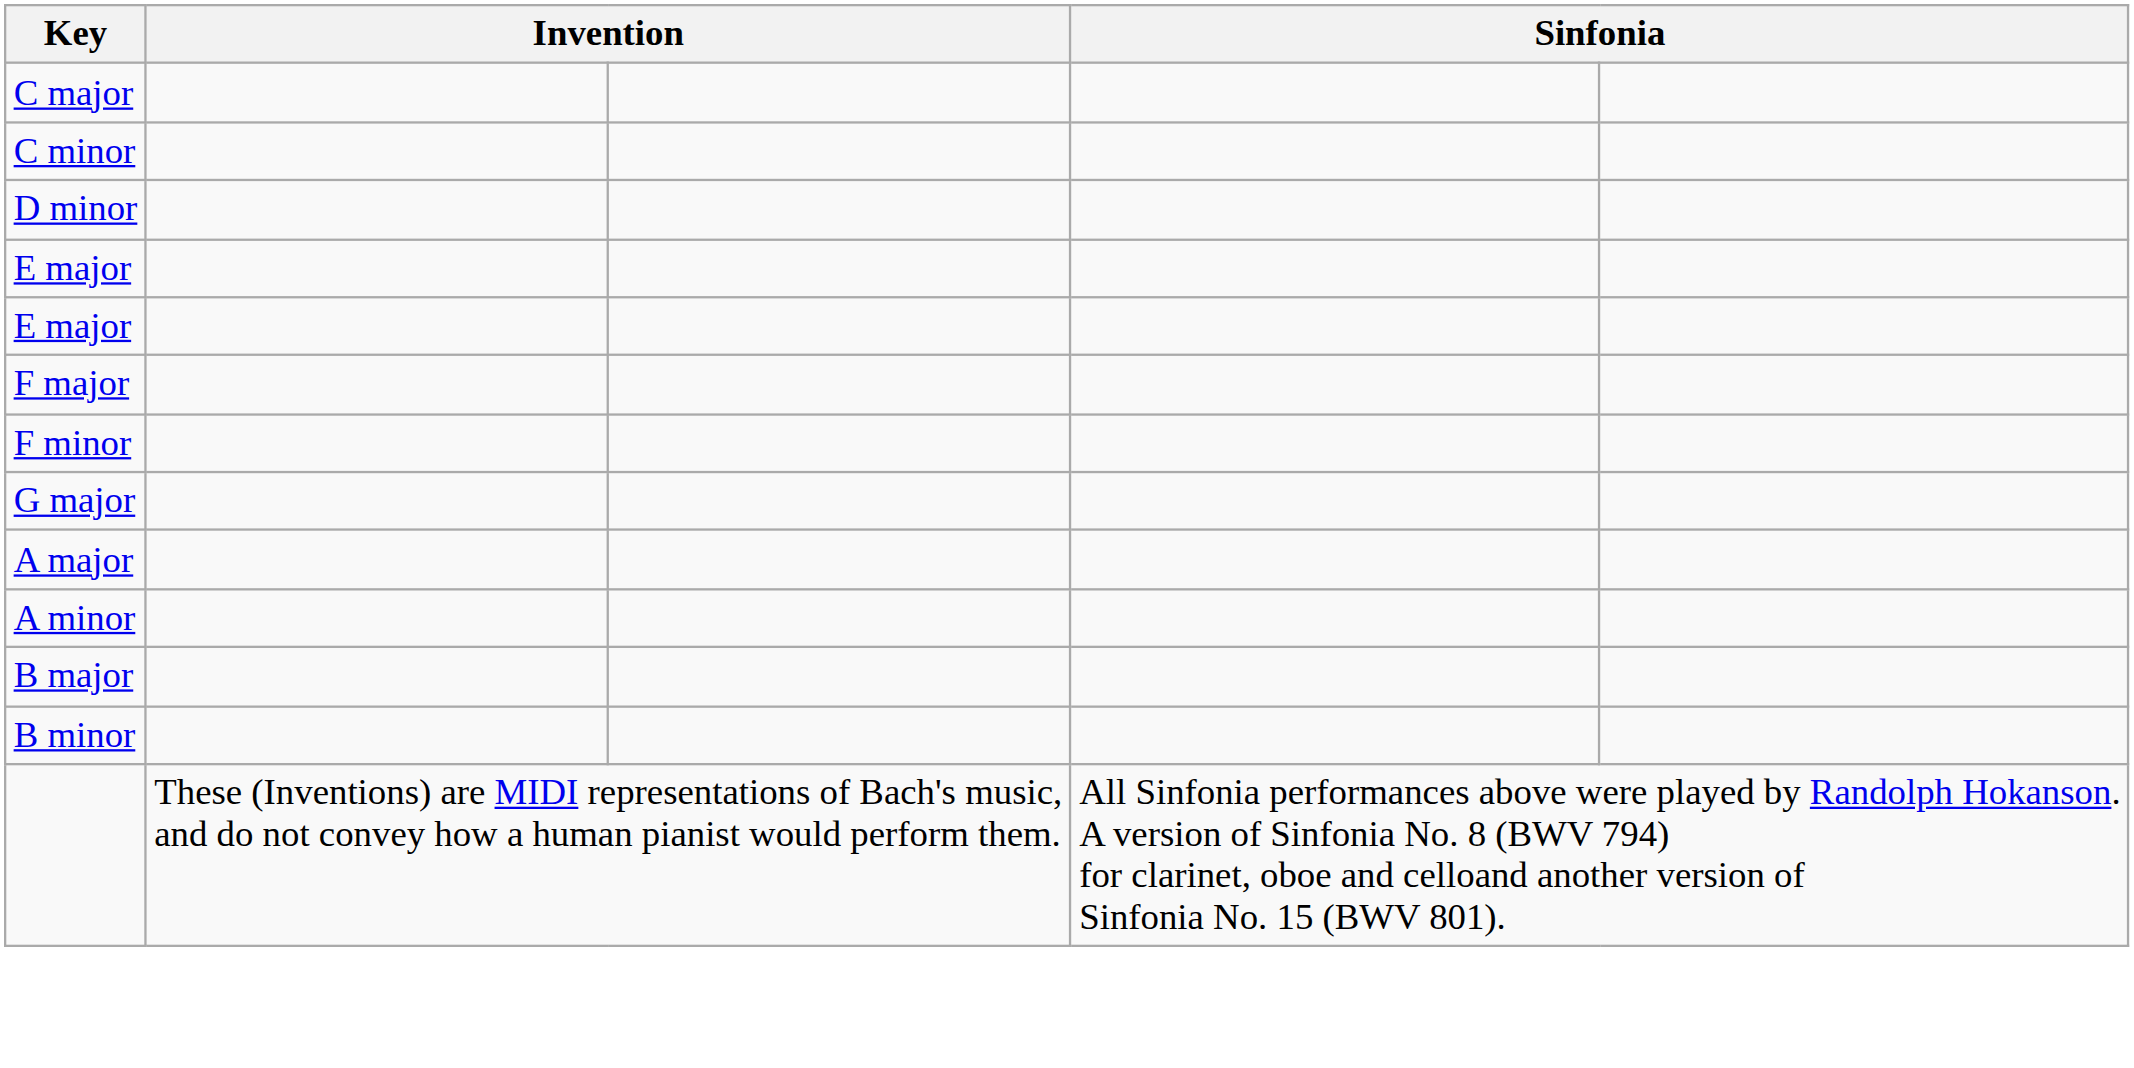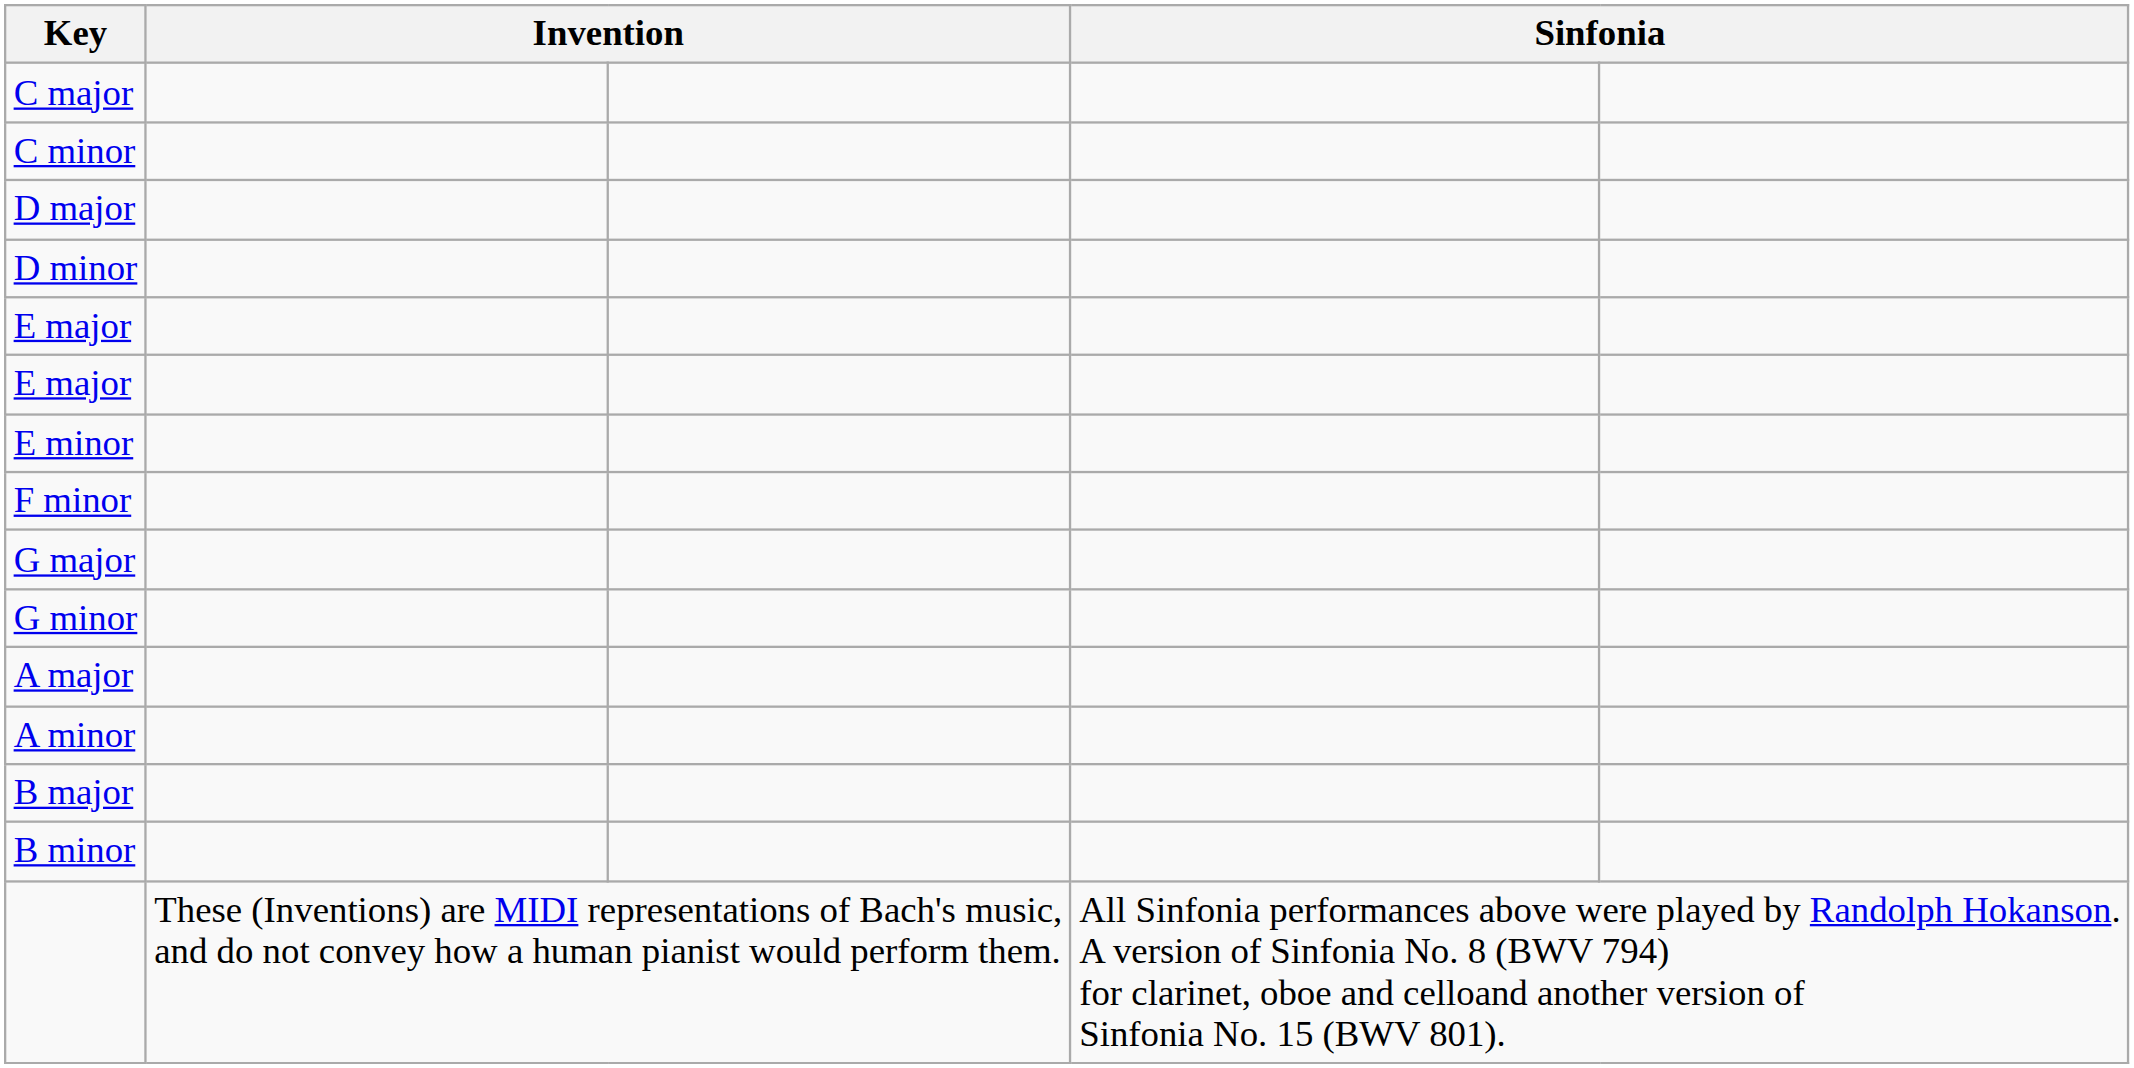+ row: (74, 208)
+ row: (73, 442)
- row: (71, 383)
+ row: (75, 617)
